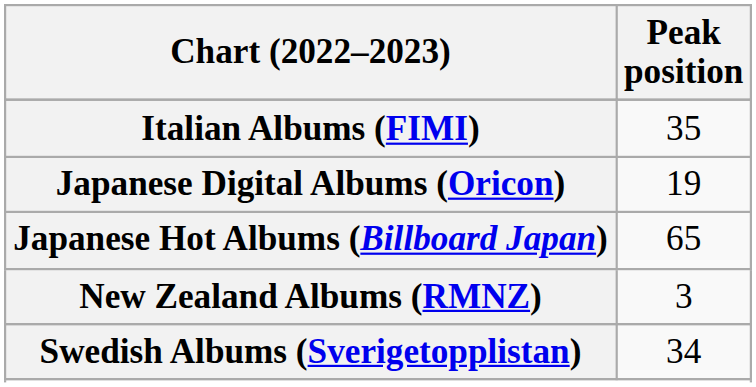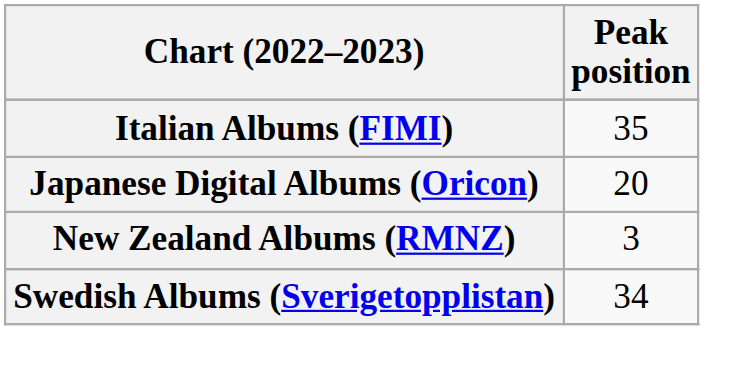(684, 183) 19 -> (631, 183) 20
- row: (311, 239)
